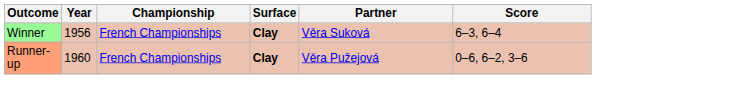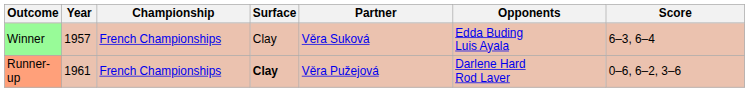+ column: (529, 13)
(78, 32) 1956 -> (78, 39) 1957
(265, 32) bold -> (265, 39) normal
(78, 58) 1960 -> (78, 71) 1961
